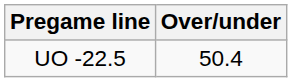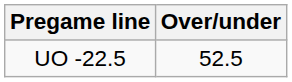(221, 58) 50.4 -> (221, 58) 52.5
